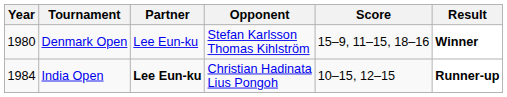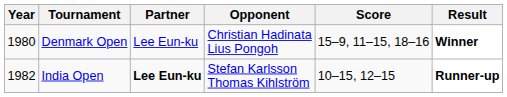(259, 42) Stefan Karlsson Thomas Kihlström -> (260, 42) Christian Hadinata Lius Pongoh
(21, 76) 1984 -> (21, 76) 1982
(260, 76) Christian Hadinata Lius Pongoh -> (259, 76) Stefan Karlsson Thomas Kihlström
